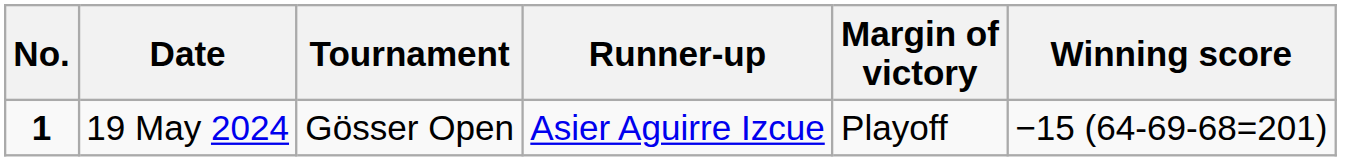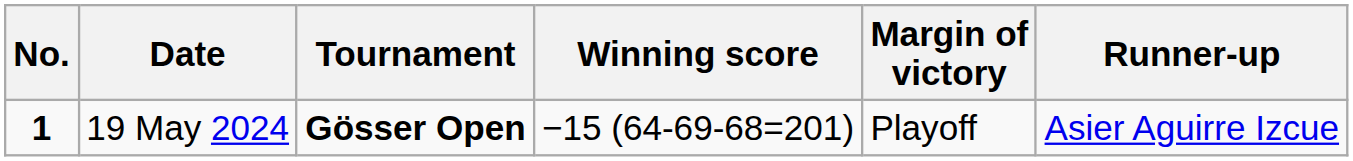columns swapped: (1171, 53) <-> (678, 53)
(410, 128) normal -> (416, 128) bold
